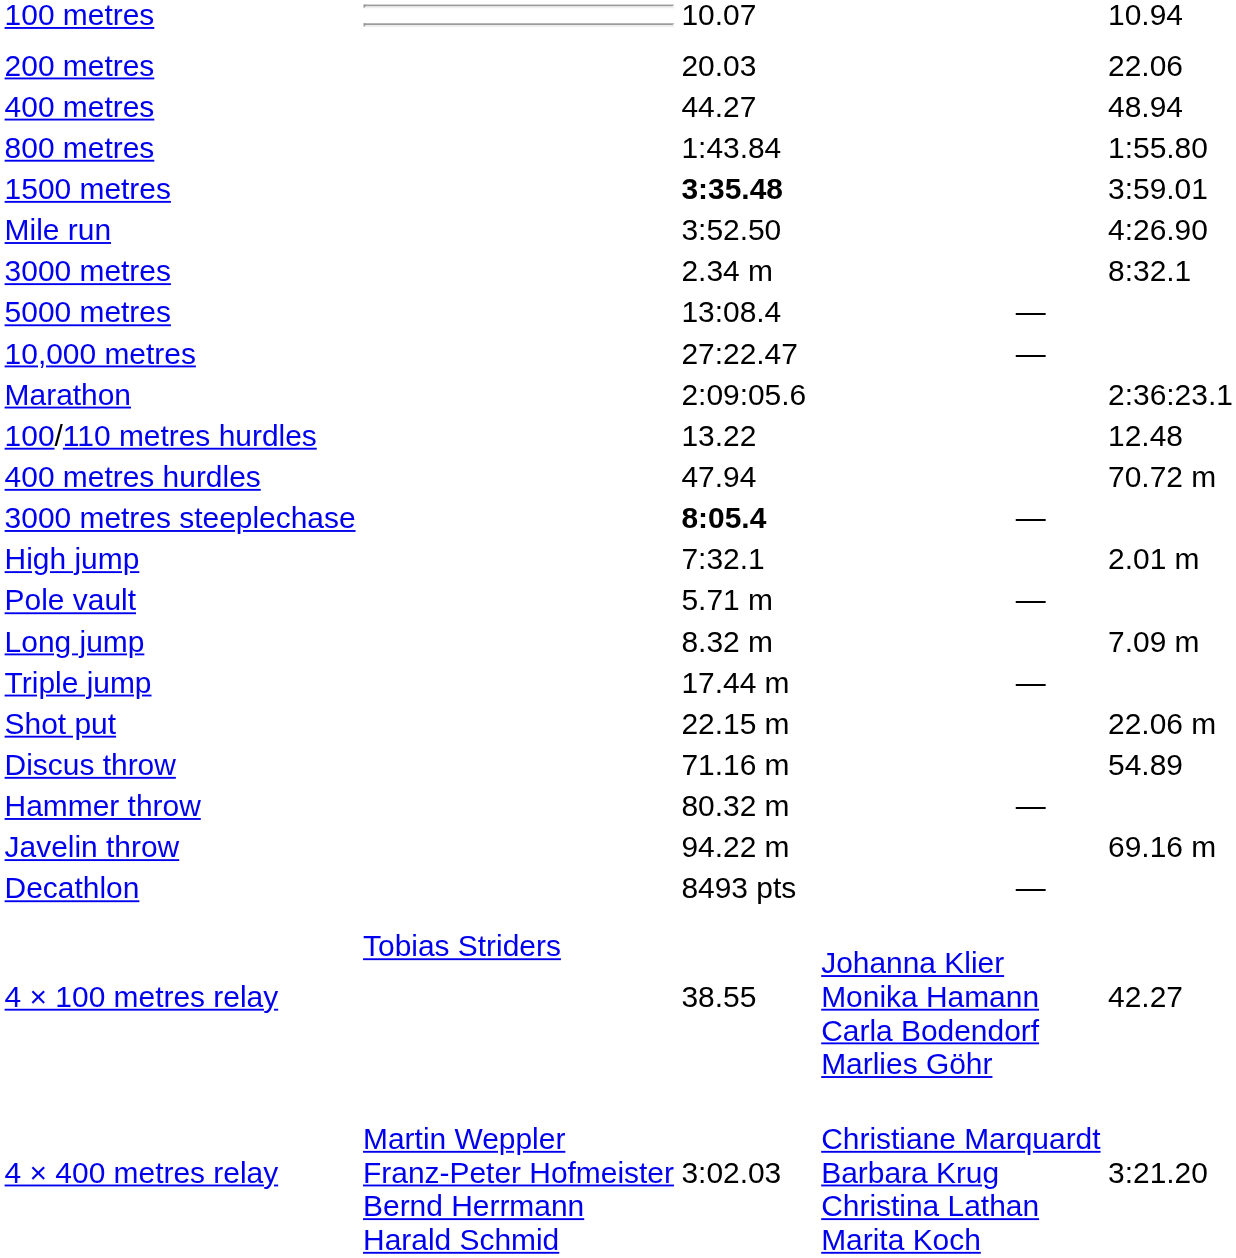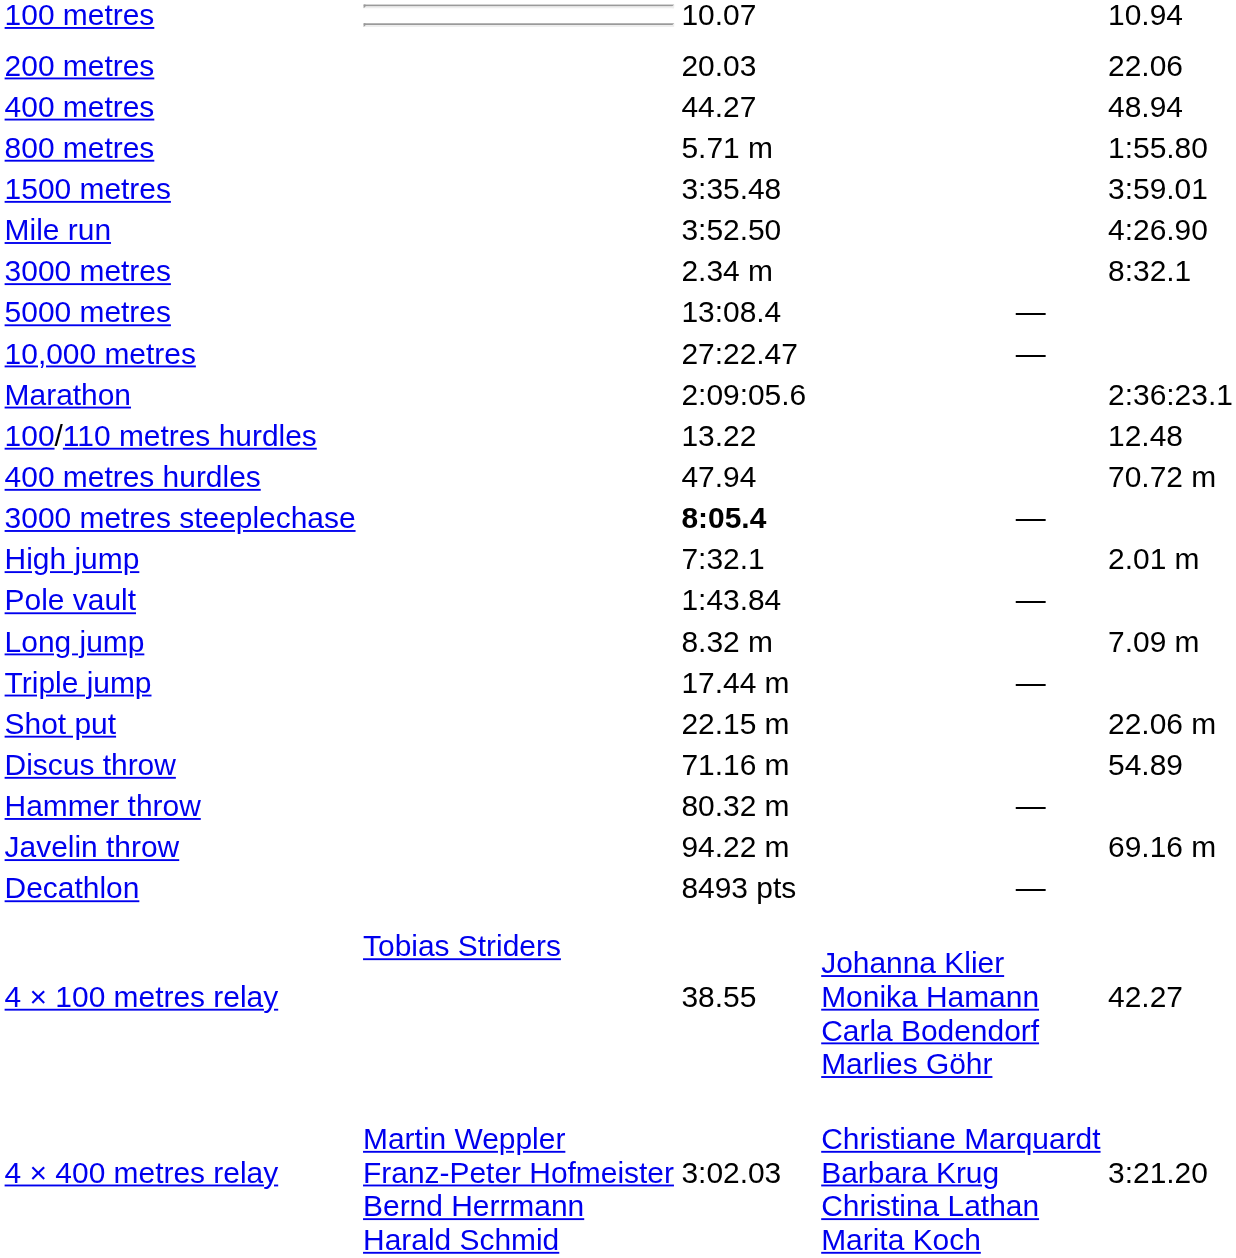(731, 148) 1:43.84 -> (727, 148) 5.71 m
(732, 189) bold -> (731, 189) normal
(727, 600) 5.71 m -> (731, 600) 1:43.84
